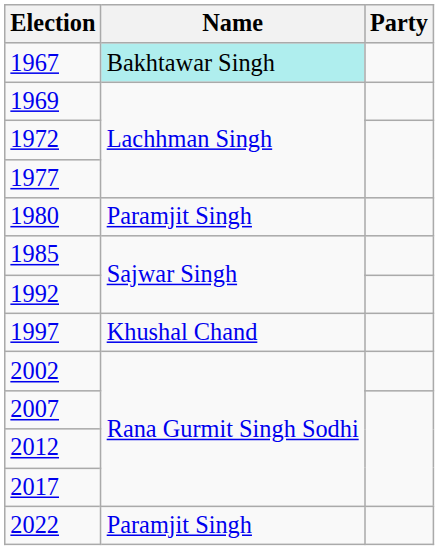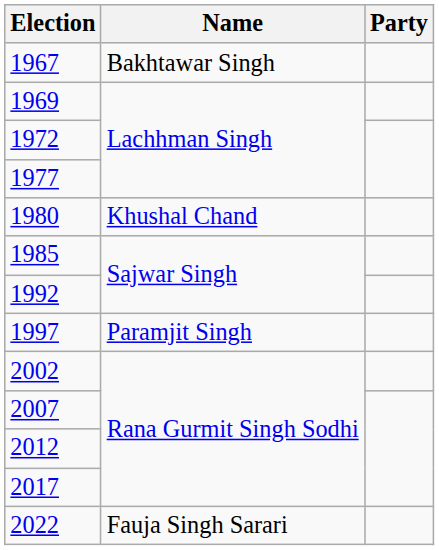(191, 62) paleturquoise background -> (191, 62) no background
(179, 216) Paramjit Singh -> (182, 216) Khushal Chand
(182, 332) Khushal Chand -> (179, 332) Paramjit Singh
(179, 525) Paramjit Singh -> (197, 525) Fauja Singh Sarari
